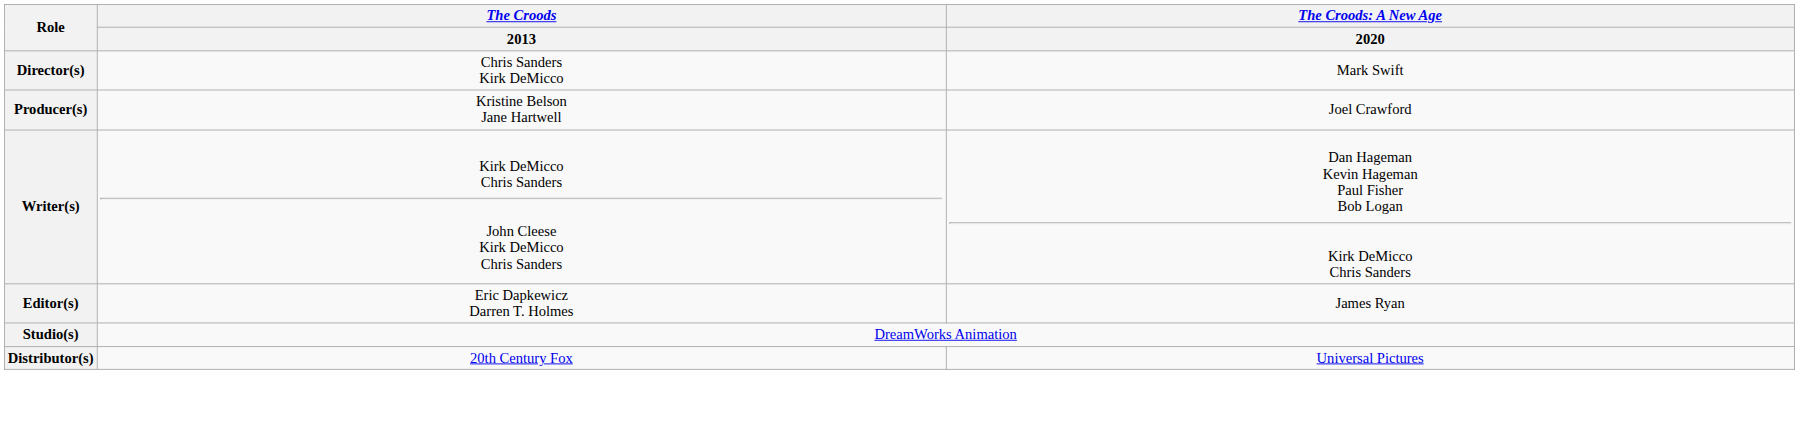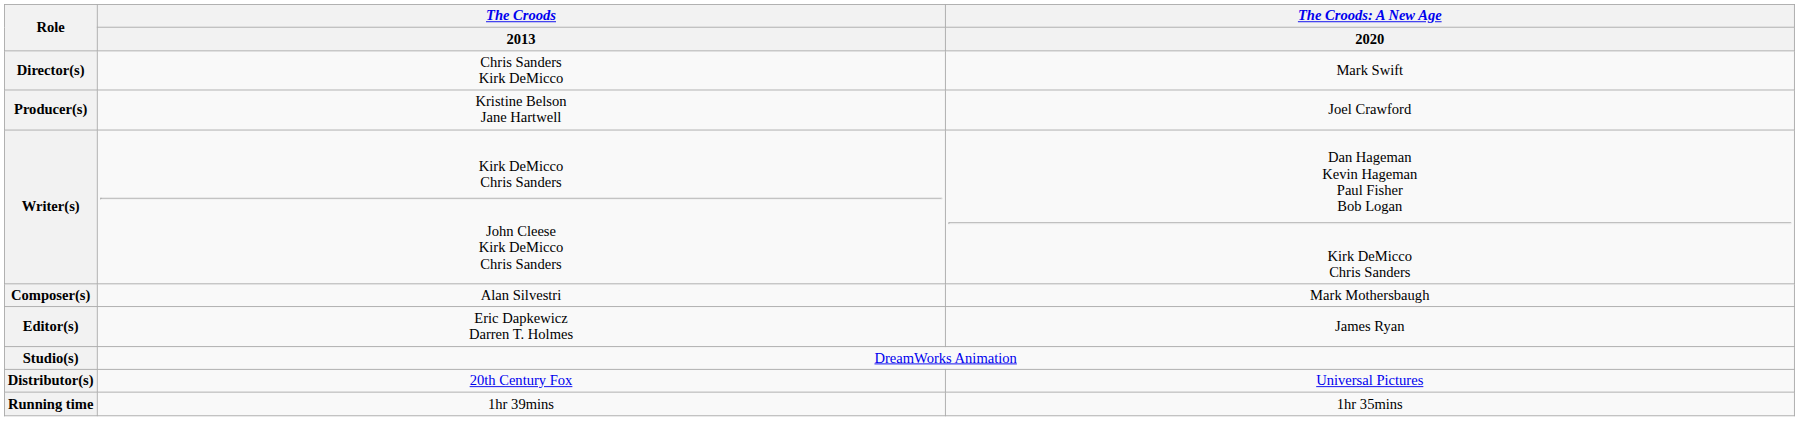+ row: (51, 295)
+ row: (51, 404)
